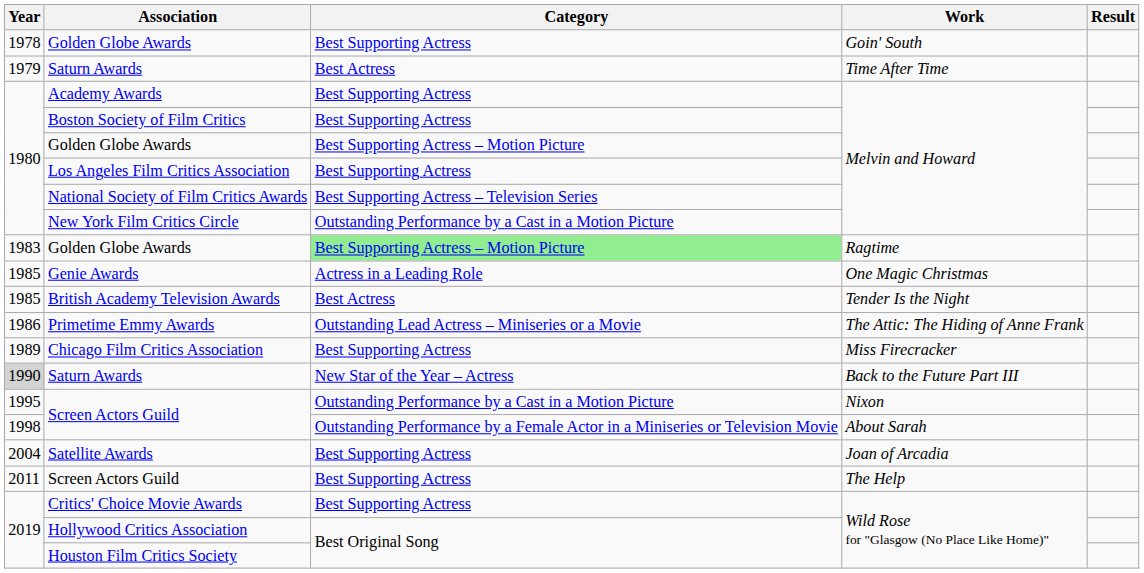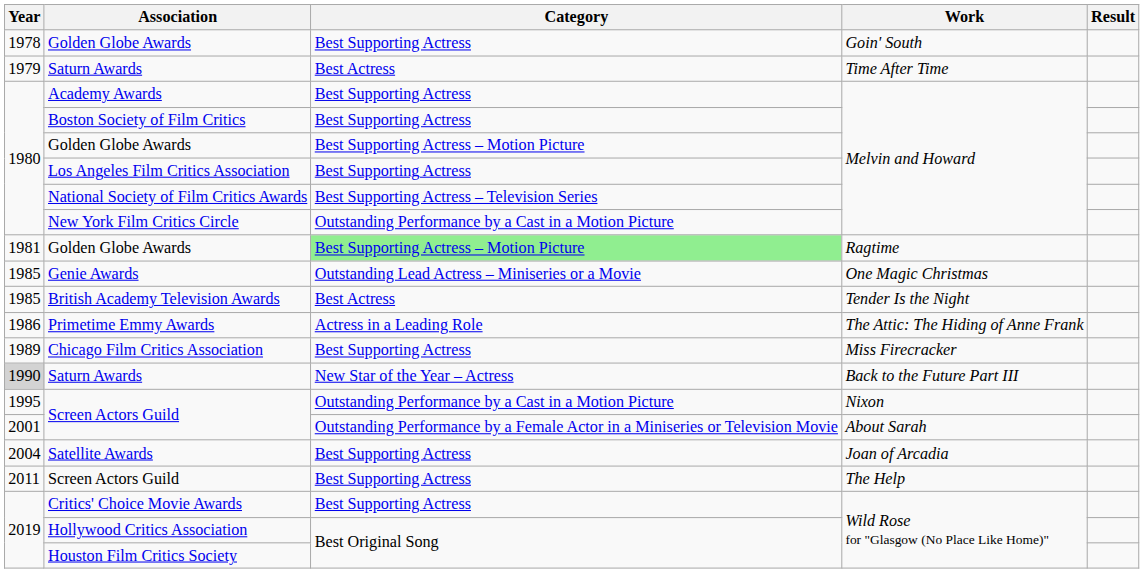(24, 247) 1983 -> (24, 247) 1981
(399, 273) Actress in a Leading Role -> (478, 273) Outstanding Lead Actress – Miniseries or a Movie
(478, 324) Outstanding Lead Actress – Miniseries or a Movie -> (399, 324) Actress in a Leading Role
(24, 427) 1998 -> (24, 427) 2001
